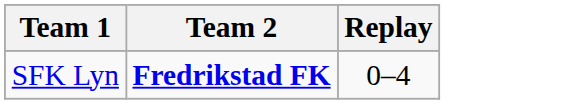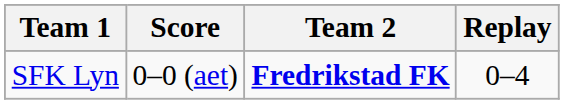+ column: (185, 27)
